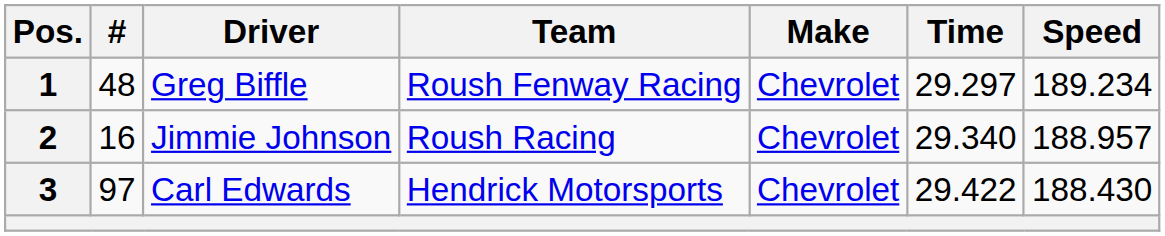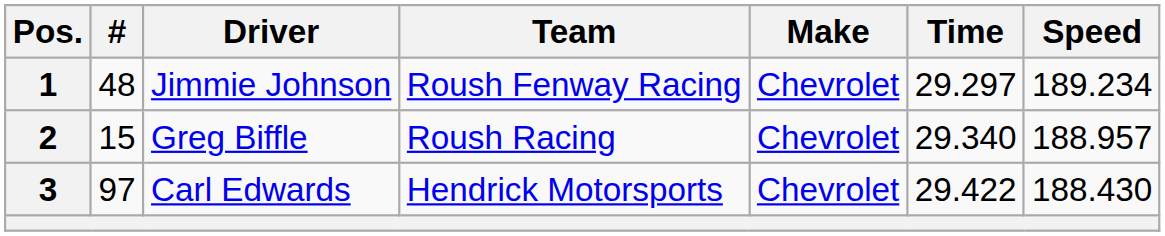(229, 84) Greg Biffle -> (271, 84) Jimmie Johnson
(117, 137) 16 -> (117, 137) 15
(271, 137) Jimmie Johnson -> (229, 137) Greg Biffle
